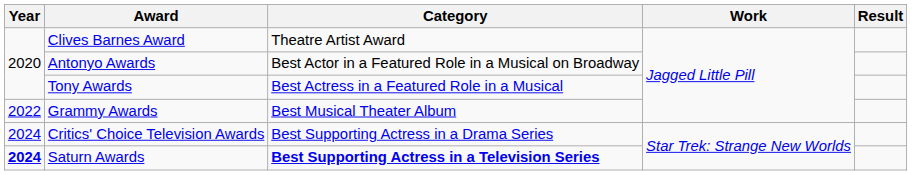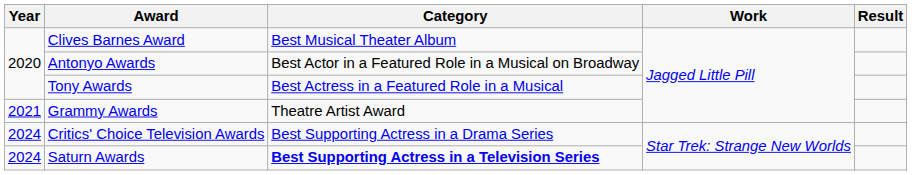(338, 39) Theatre Artist Award -> (364, 39) Best Musical Theater Album
(24, 110) 2022 -> (24, 110) 2021
(364, 110) Best Musical Theater Album -> (338, 110) Theatre Artist Award
(24, 157) bold -> (24, 157) normal
